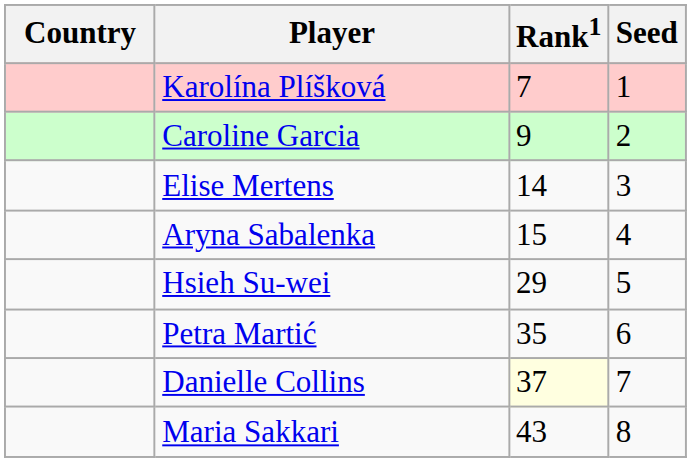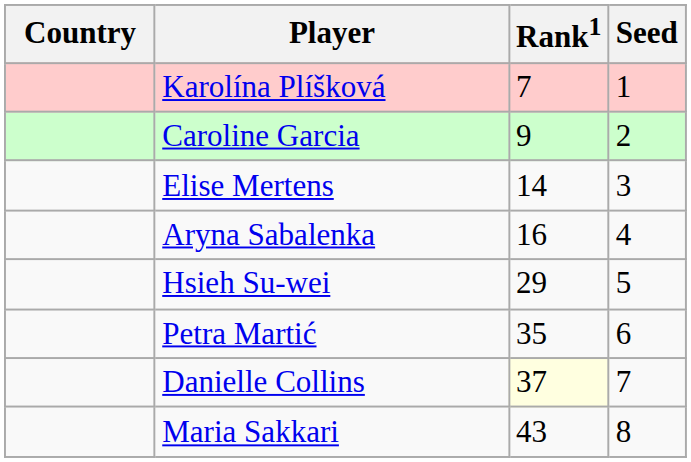(532, 234) 15 -> (532, 234) 16
